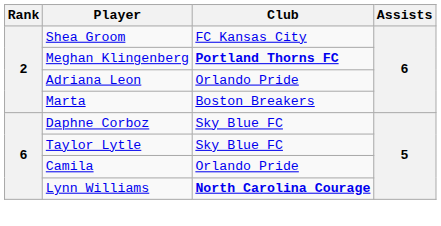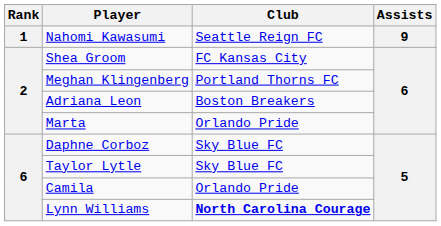+ row: (106, 37)
(267, 59) bold -> (267, 80) normal
(247, 80) Orlando Pride -> (255, 102) Boston Breakers
(255, 102) Boston Breakers -> (247, 123) Orlando Pride
